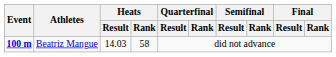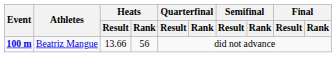(116, 44) 14.03 -> (116, 44) 13.66
(144, 44) 58 -> (144, 44) 56
